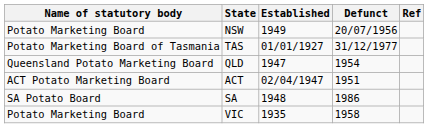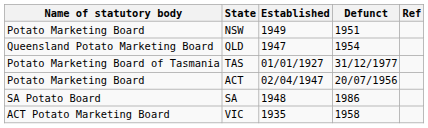(366, 30) 20/07/1956 -> (347, 30) 1951
rows swapped: (234, 47) <-> (234, 64)
(88, 81) ACT Potato Marketing Board -> (76, 81) Potato Marketing Board
(347, 81) 1951 -> (366, 81) 20/07/1956
(76, 115) Potato Marketing Board -> (88, 115) ACT Potato Marketing Board
